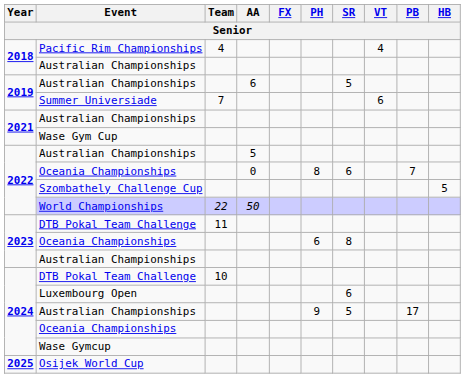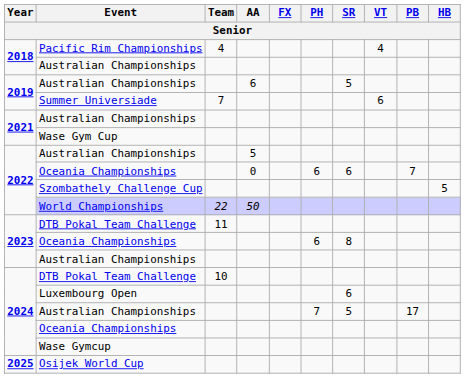(317, 171) 8 -> (317, 171) 6
(317, 312) 9 -> (317, 312) 7
